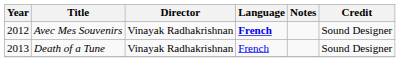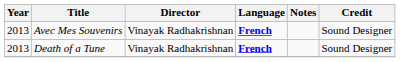(18, 30) 2012 -> (18, 30) 2013
(254, 48) normal -> (255, 48) bold
